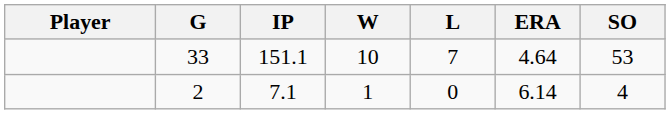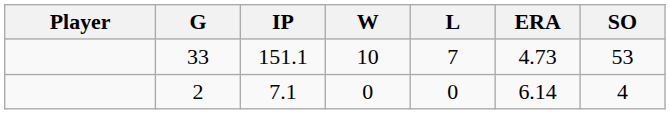(538, 56) 4.64 -> (538, 56) 4.73
(368, 91) 1 -> (368, 91) 0
